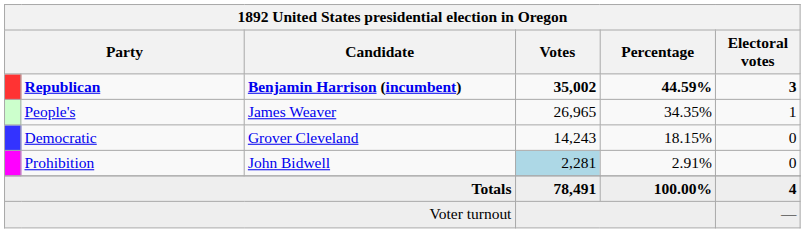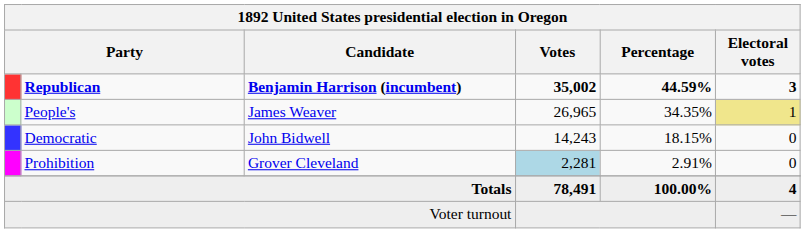(793, 112) no background -> (793, 112) khaki background
(303, 138) Grover Cleveland -> (289, 138) John Bidwell
(289, 163) John Bidwell -> (303, 163) Grover Cleveland
